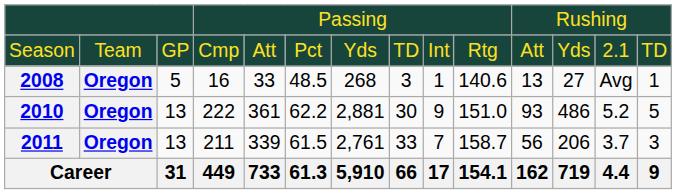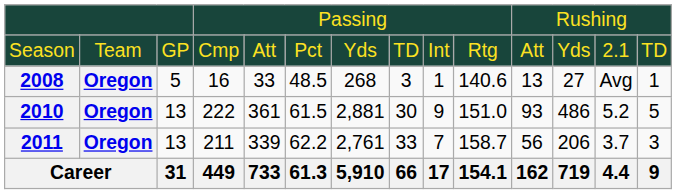(308, 111) 62.2 -> (308, 111) 61.5
(308, 142) 61.5 -> (308, 142) 62.2
